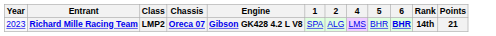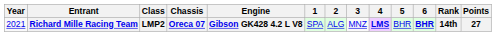+ column: (358, 11)
(16, 24) 2023 -> (16, 24) 2021
(357, 24) normal -> (380, 24) bold
(453, 24) 21 -> (476, 24) 27
